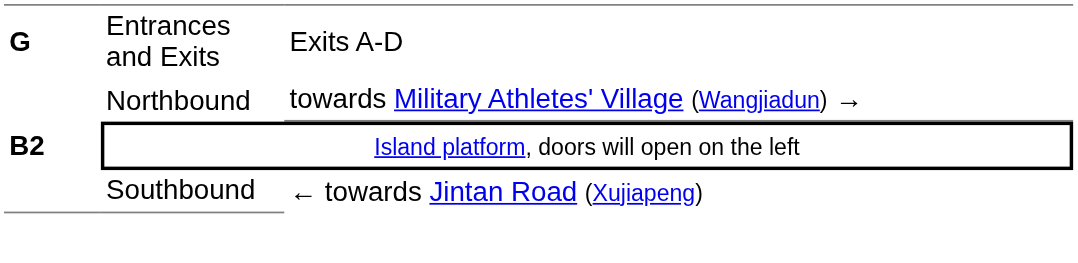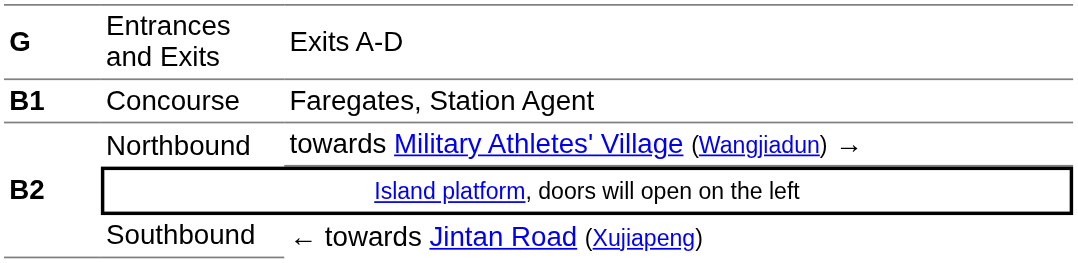+ row: (173, 100)
